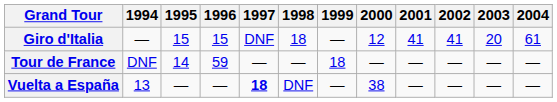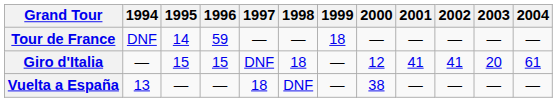rows swapped: (63, 39) <-> (63, 62)
(259, 85) bold -> (259, 85) normal
